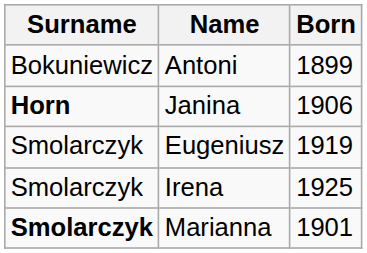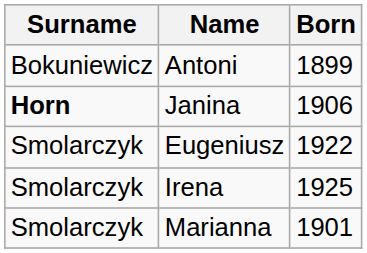(325, 146) 1919 -> (325, 146) 1922
(82, 227) bold -> (77, 227) normal
